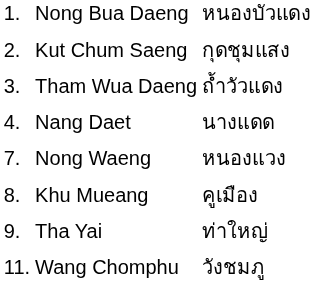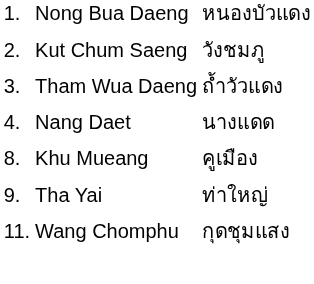(246, 50) กุดชุมแสง -> (233, 50) วังชมภู
- row: (93, 158)
(233, 267) วังชมภู -> (246, 231) กุดชุมแสง
